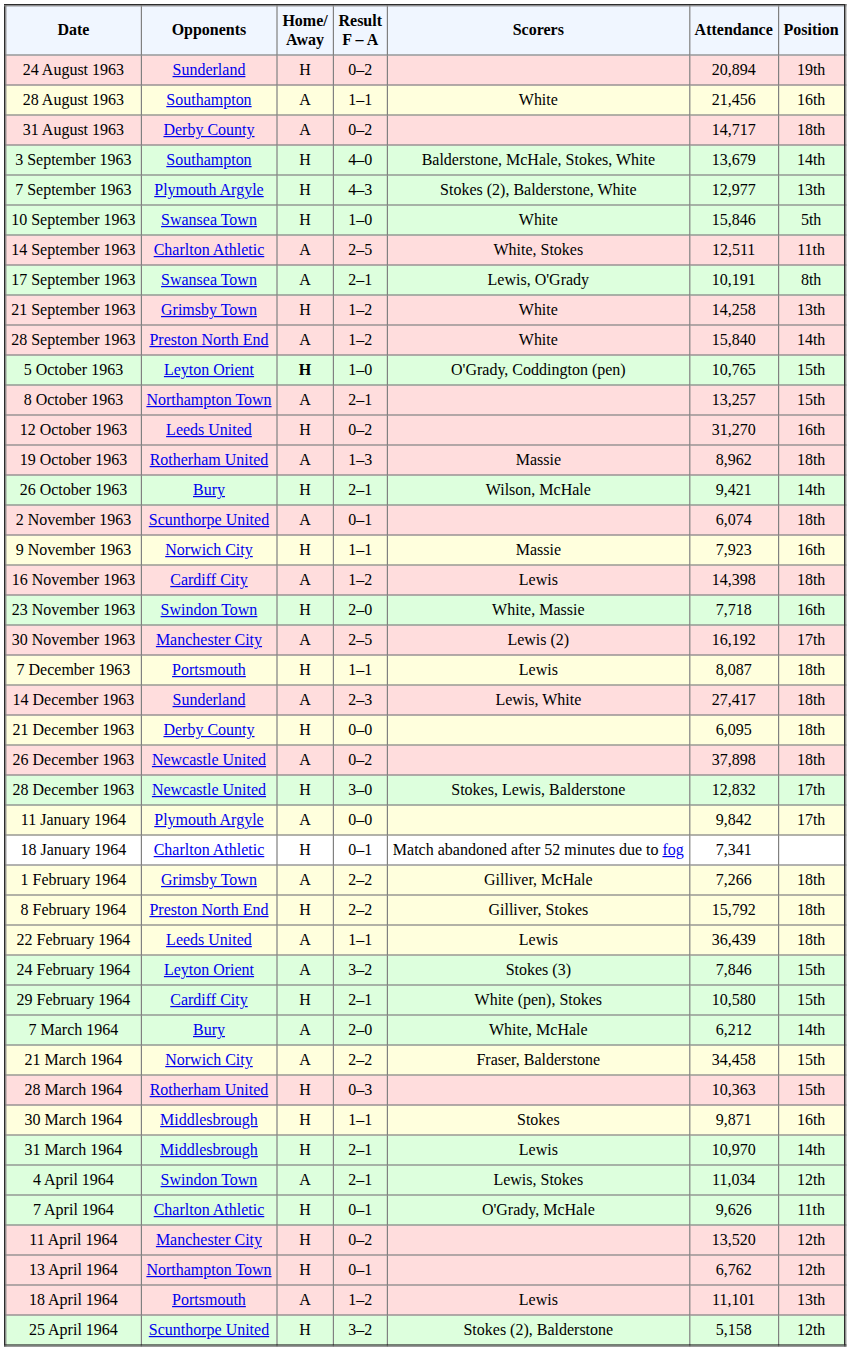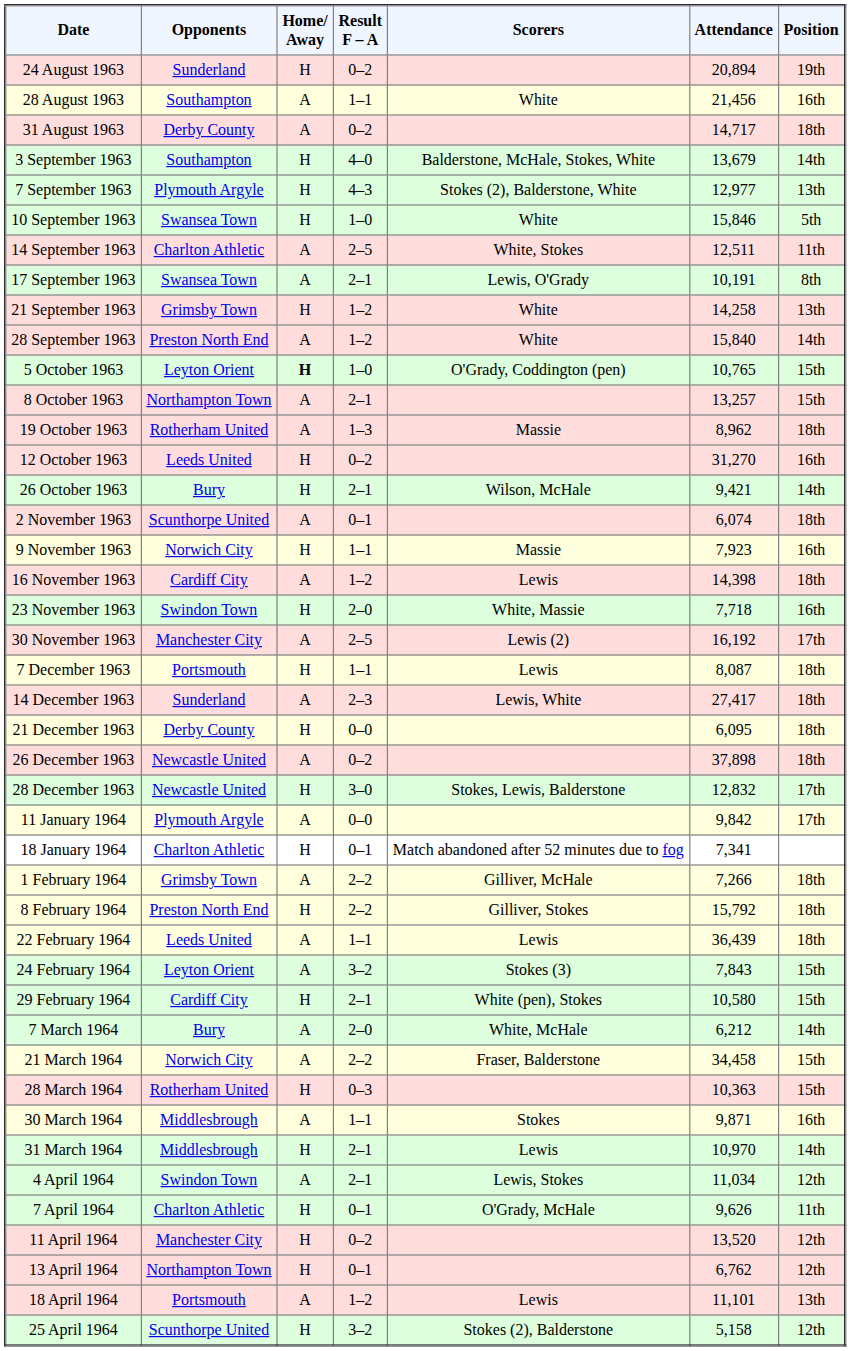rows swapped: (73, 429) <-> (73, 459)
(734, 969) 7,846 -> (734, 969) 7,843
(305, 1119) H -> (305, 1119) A
